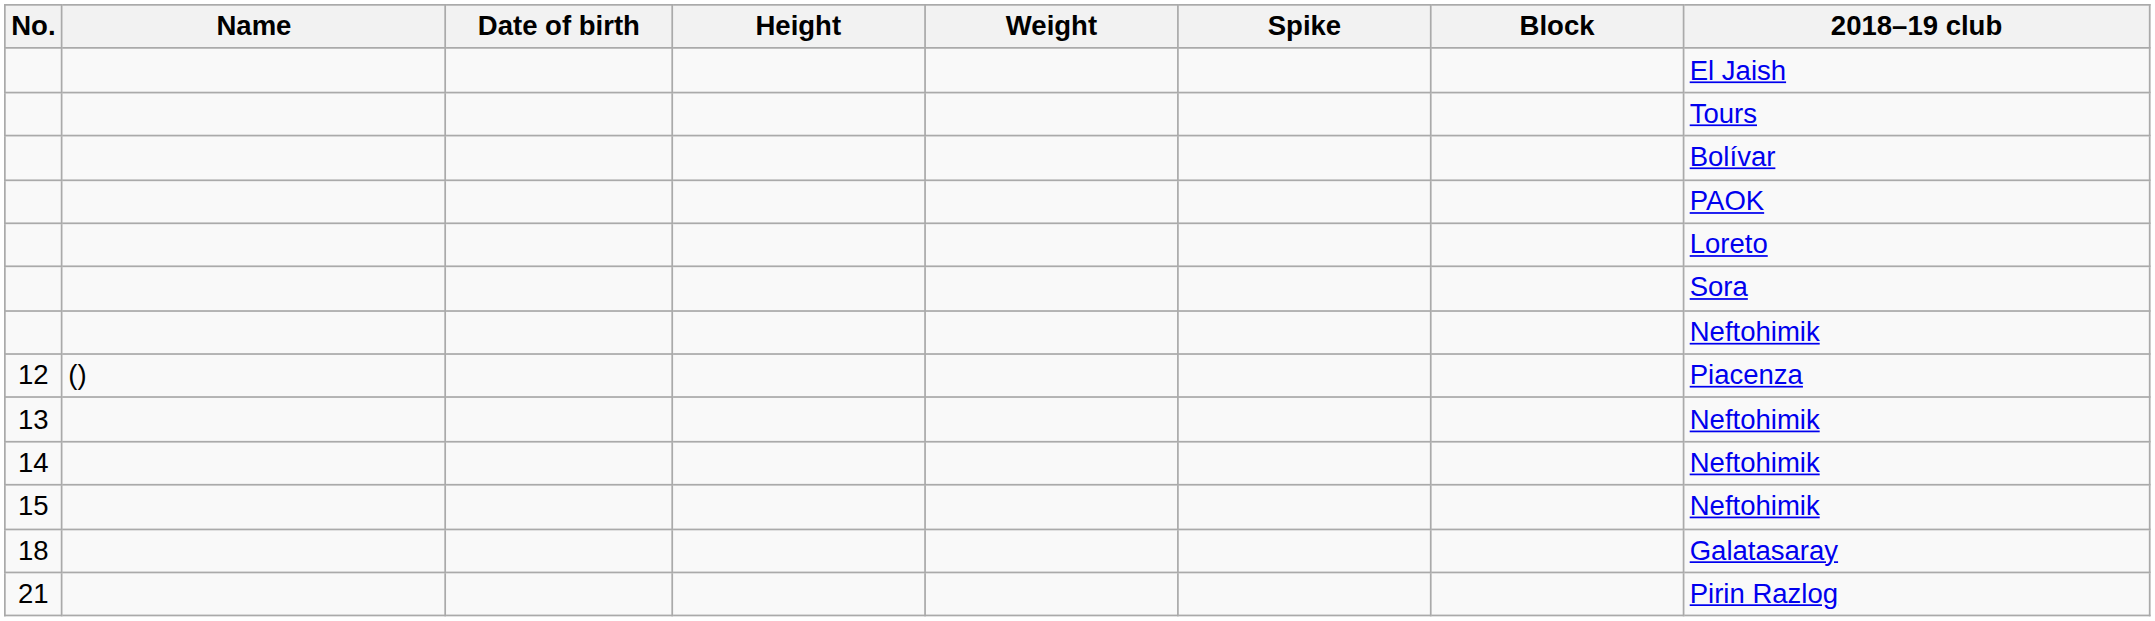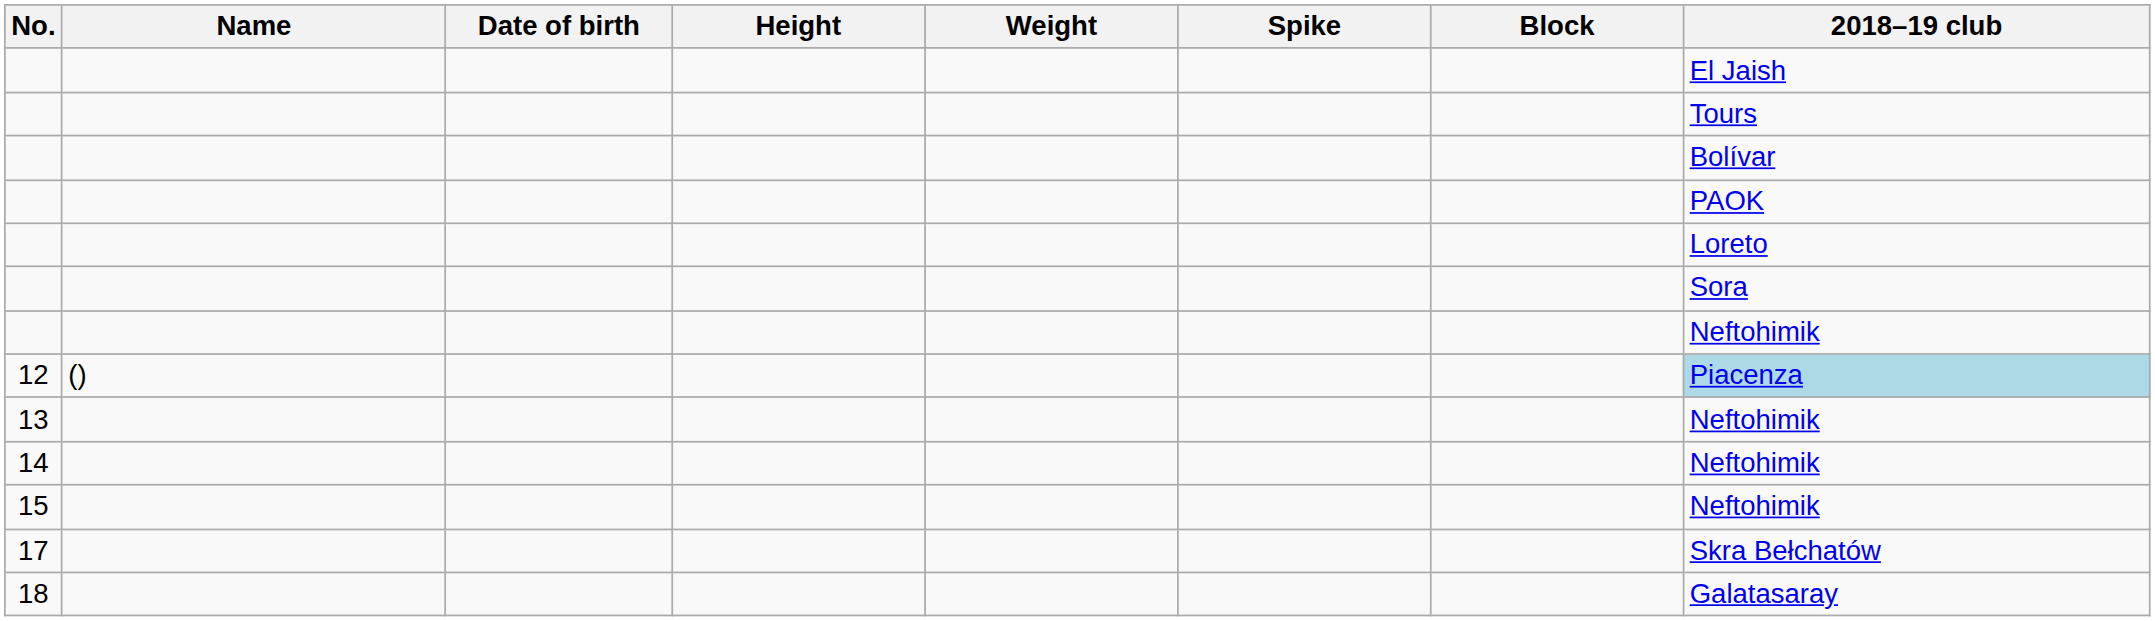(1746, 375) no background -> (1746, 375) lightblue background
+ row: (33, 550)
- row: (33, 593)
